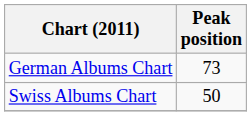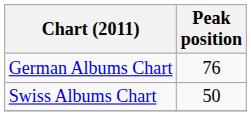(211, 67) 73 -> (211, 67) 76
